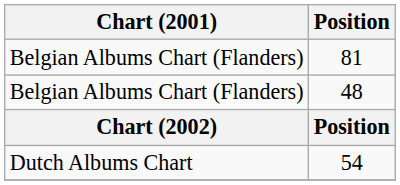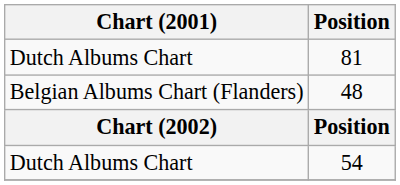(157, 57) Belgian Albums Chart (Flanders) -> (101, 57) Dutch Albums Chart
